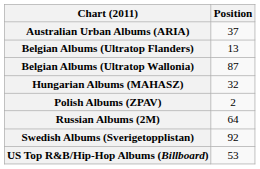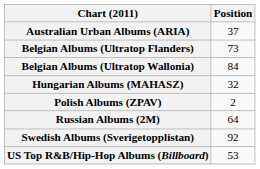(233, 48) 13 -> (233, 48) 73
(233, 66) 87 -> (233, 66) 84
